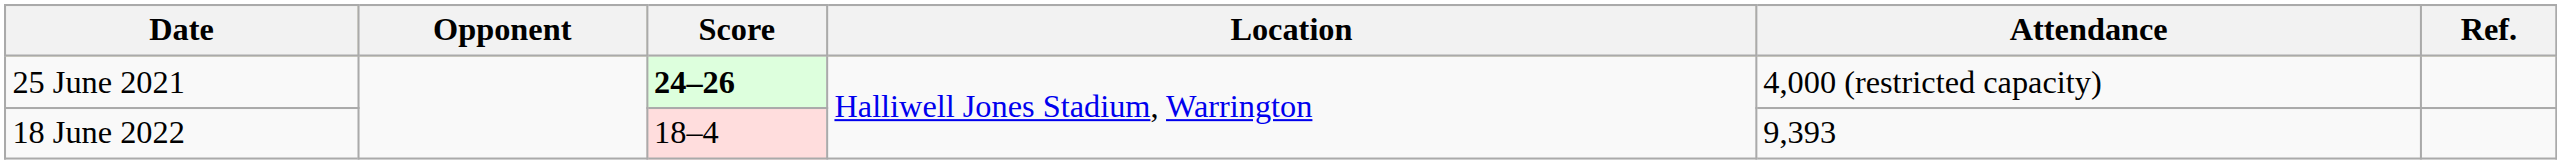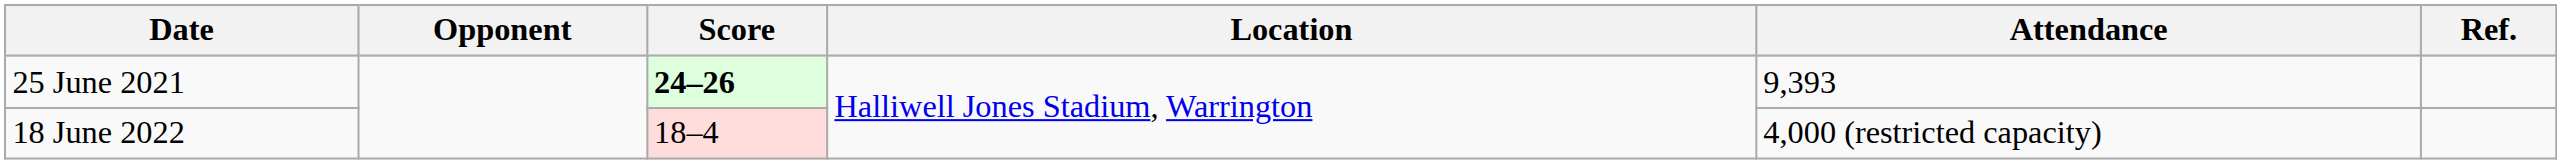(1933, 81) 4,000 (restricted capacity) -> (1800, 81) 9,393
(1800, 132) 9,393 -> (1933, 132) 4,000 (restricted capacity)
